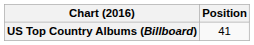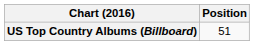(225, 31) 41 -> (225, 31) 51
